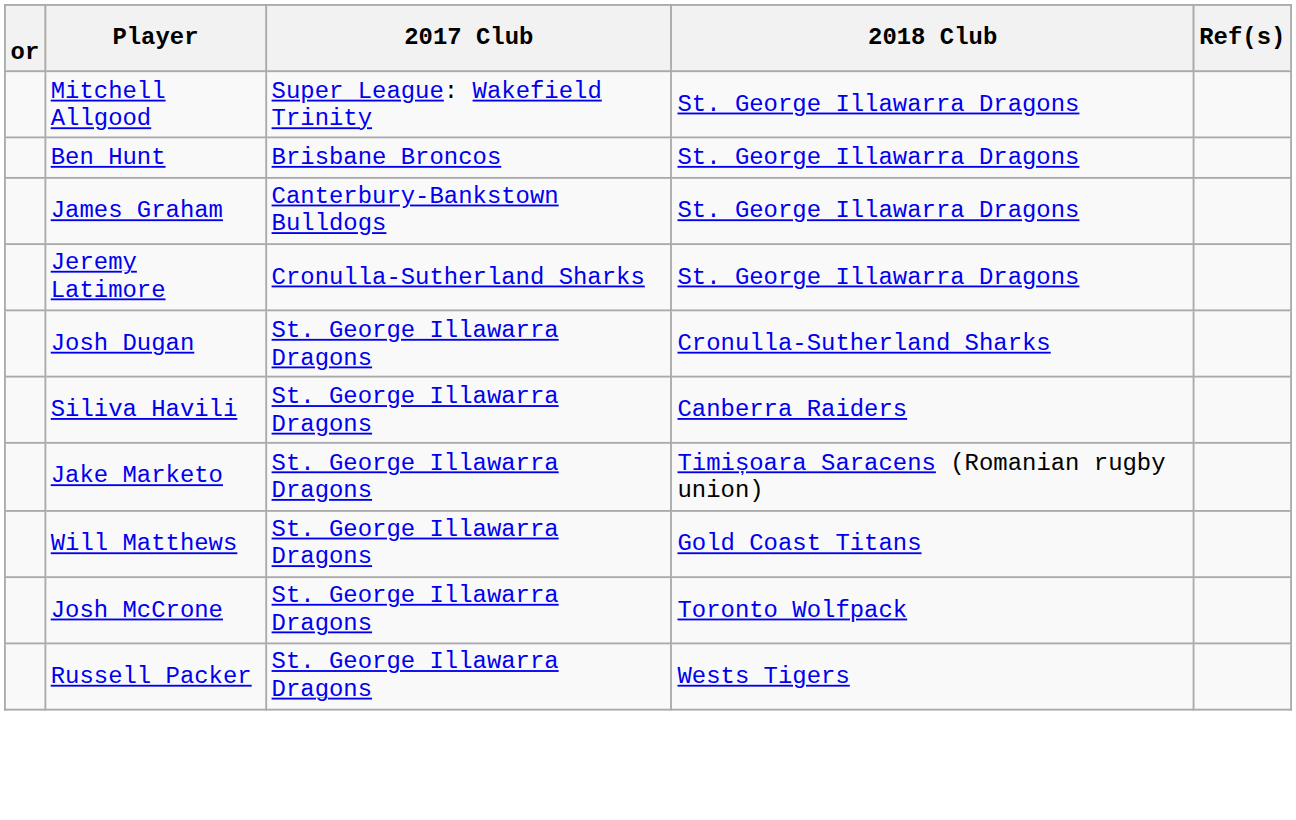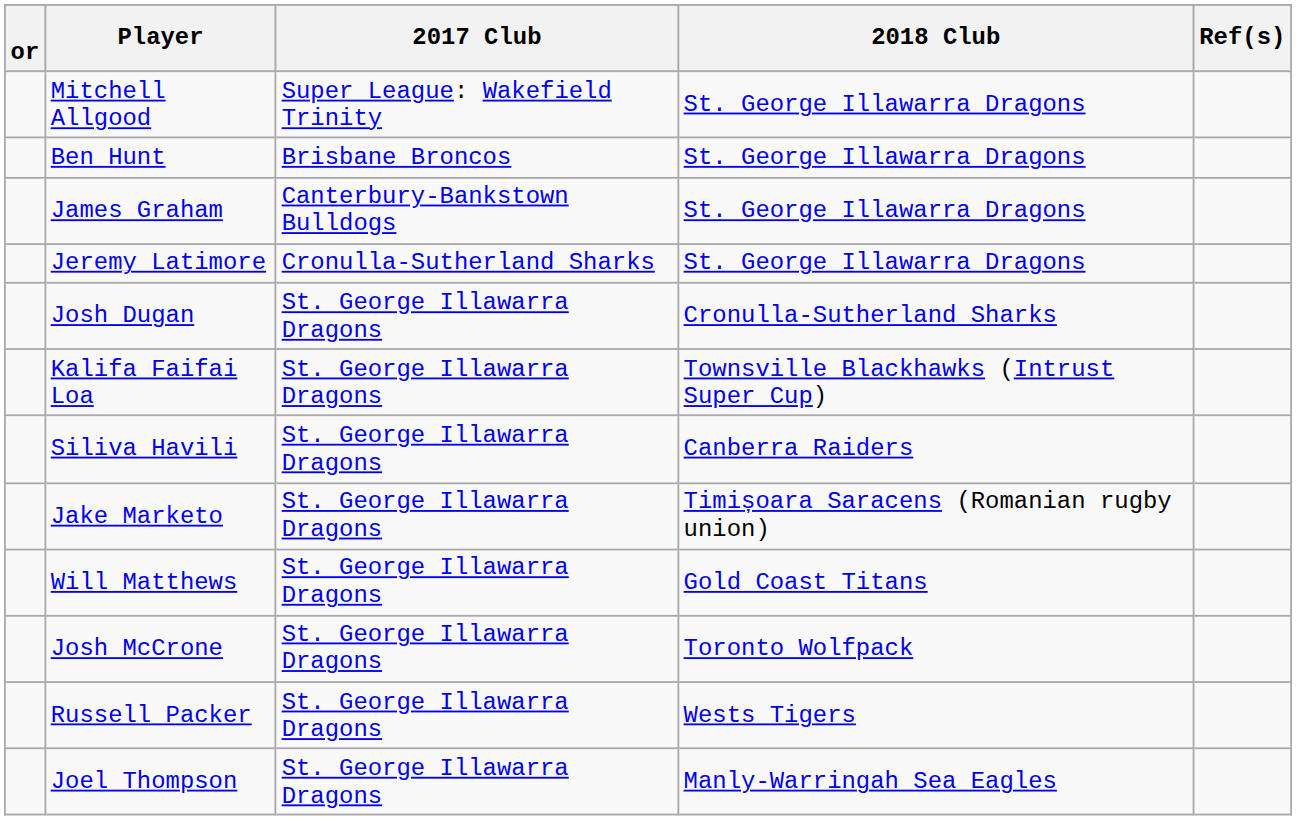+ row: (144, 383)
+ row: (144, 782)
